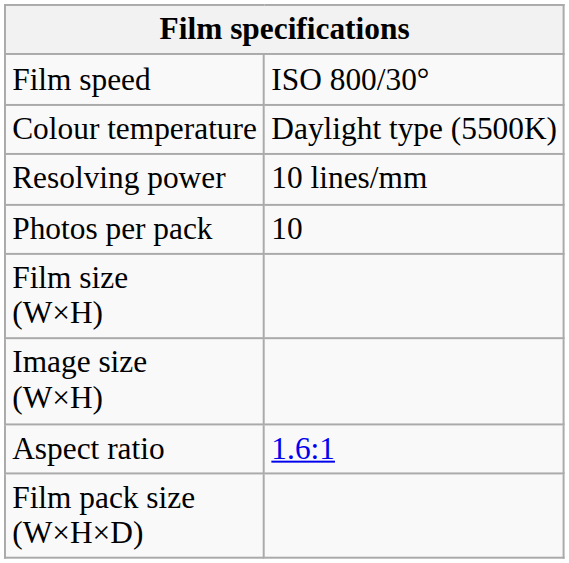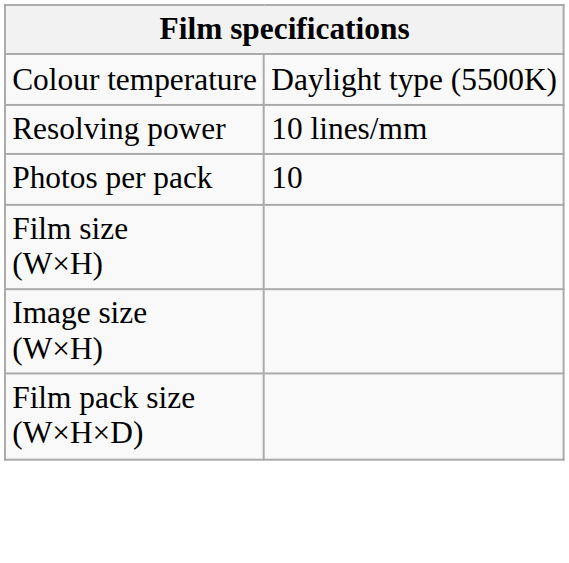- row: (81, 79)
- row: (88, 448)
